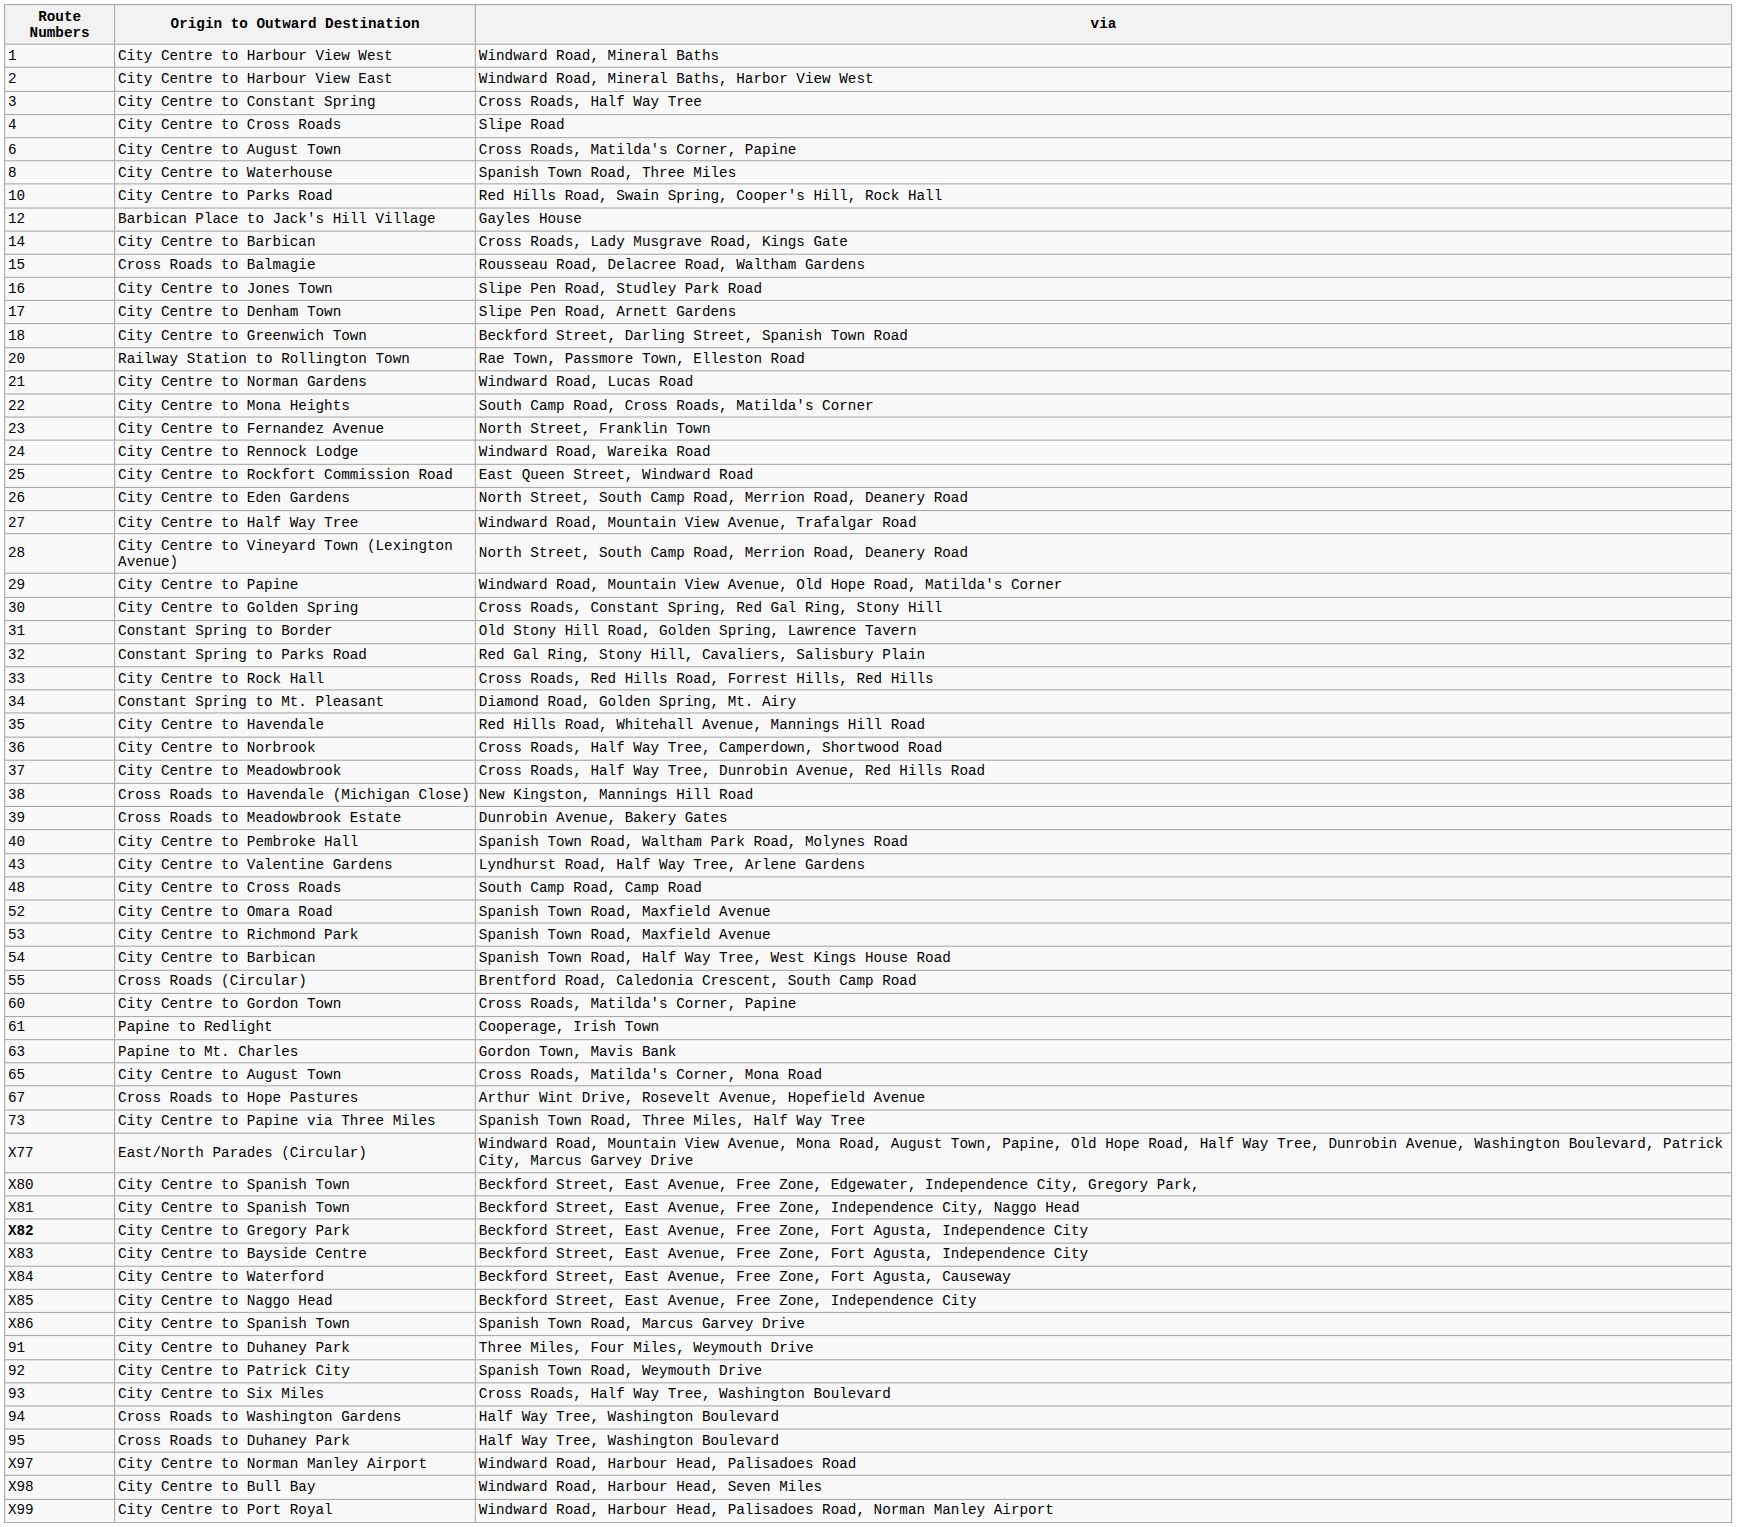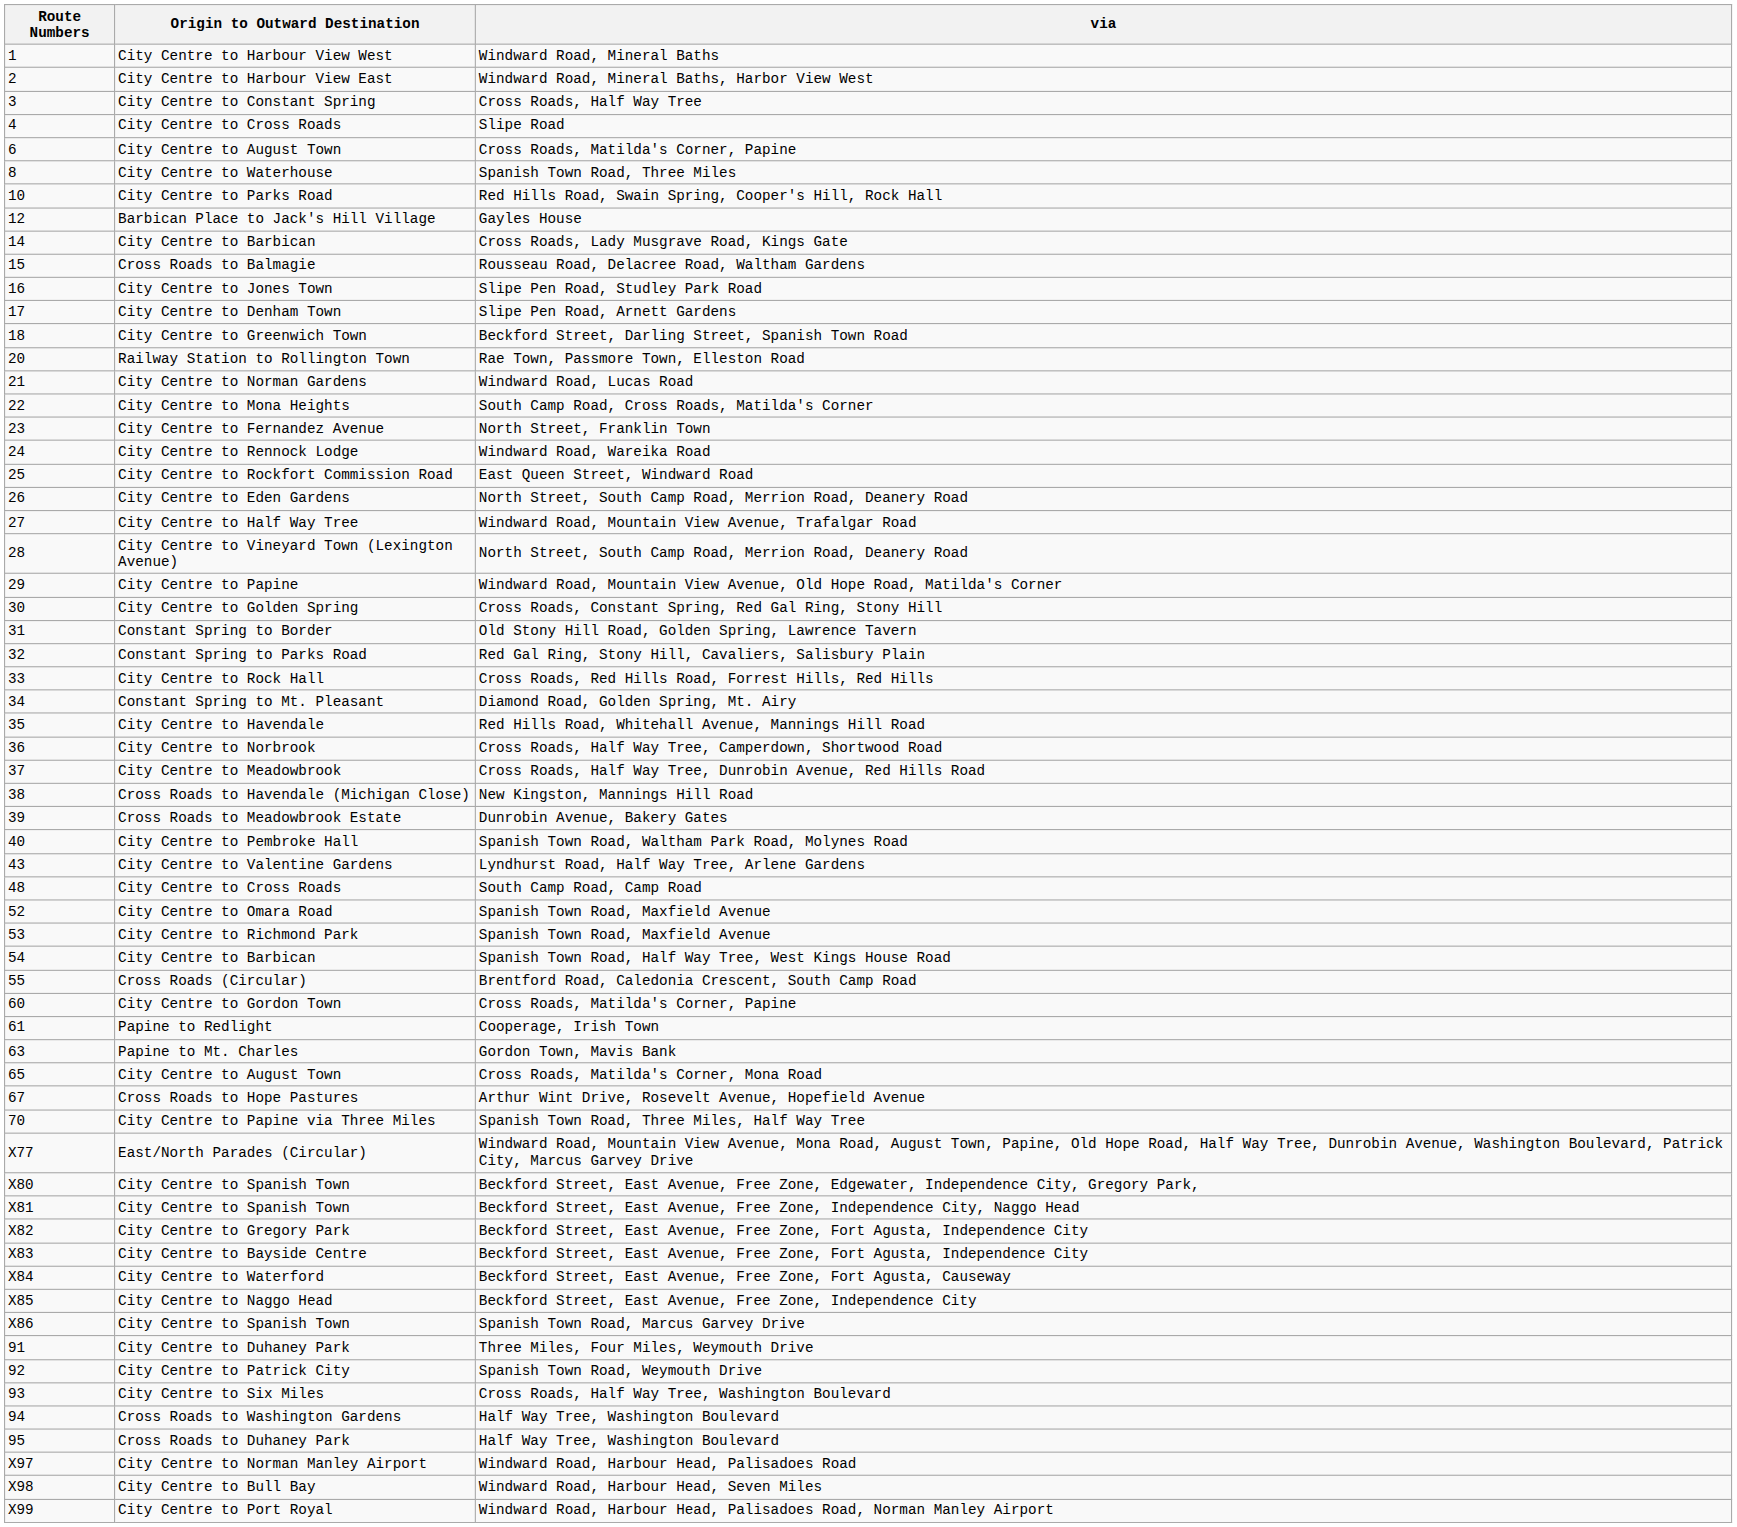(17, 1121) 73 -> (17, 1121) 70
(21, 1231) bold -> (21, 1231) normal
